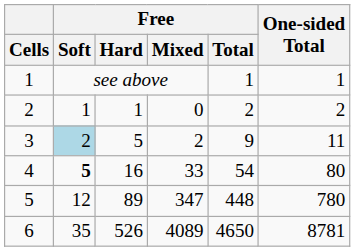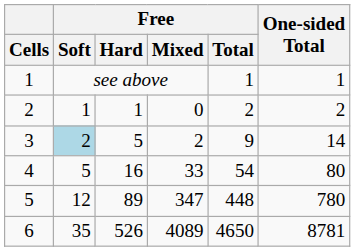(336, 140) 11 -> (336, 140) 14
(86, 170) bold -> (86, 170) normal
